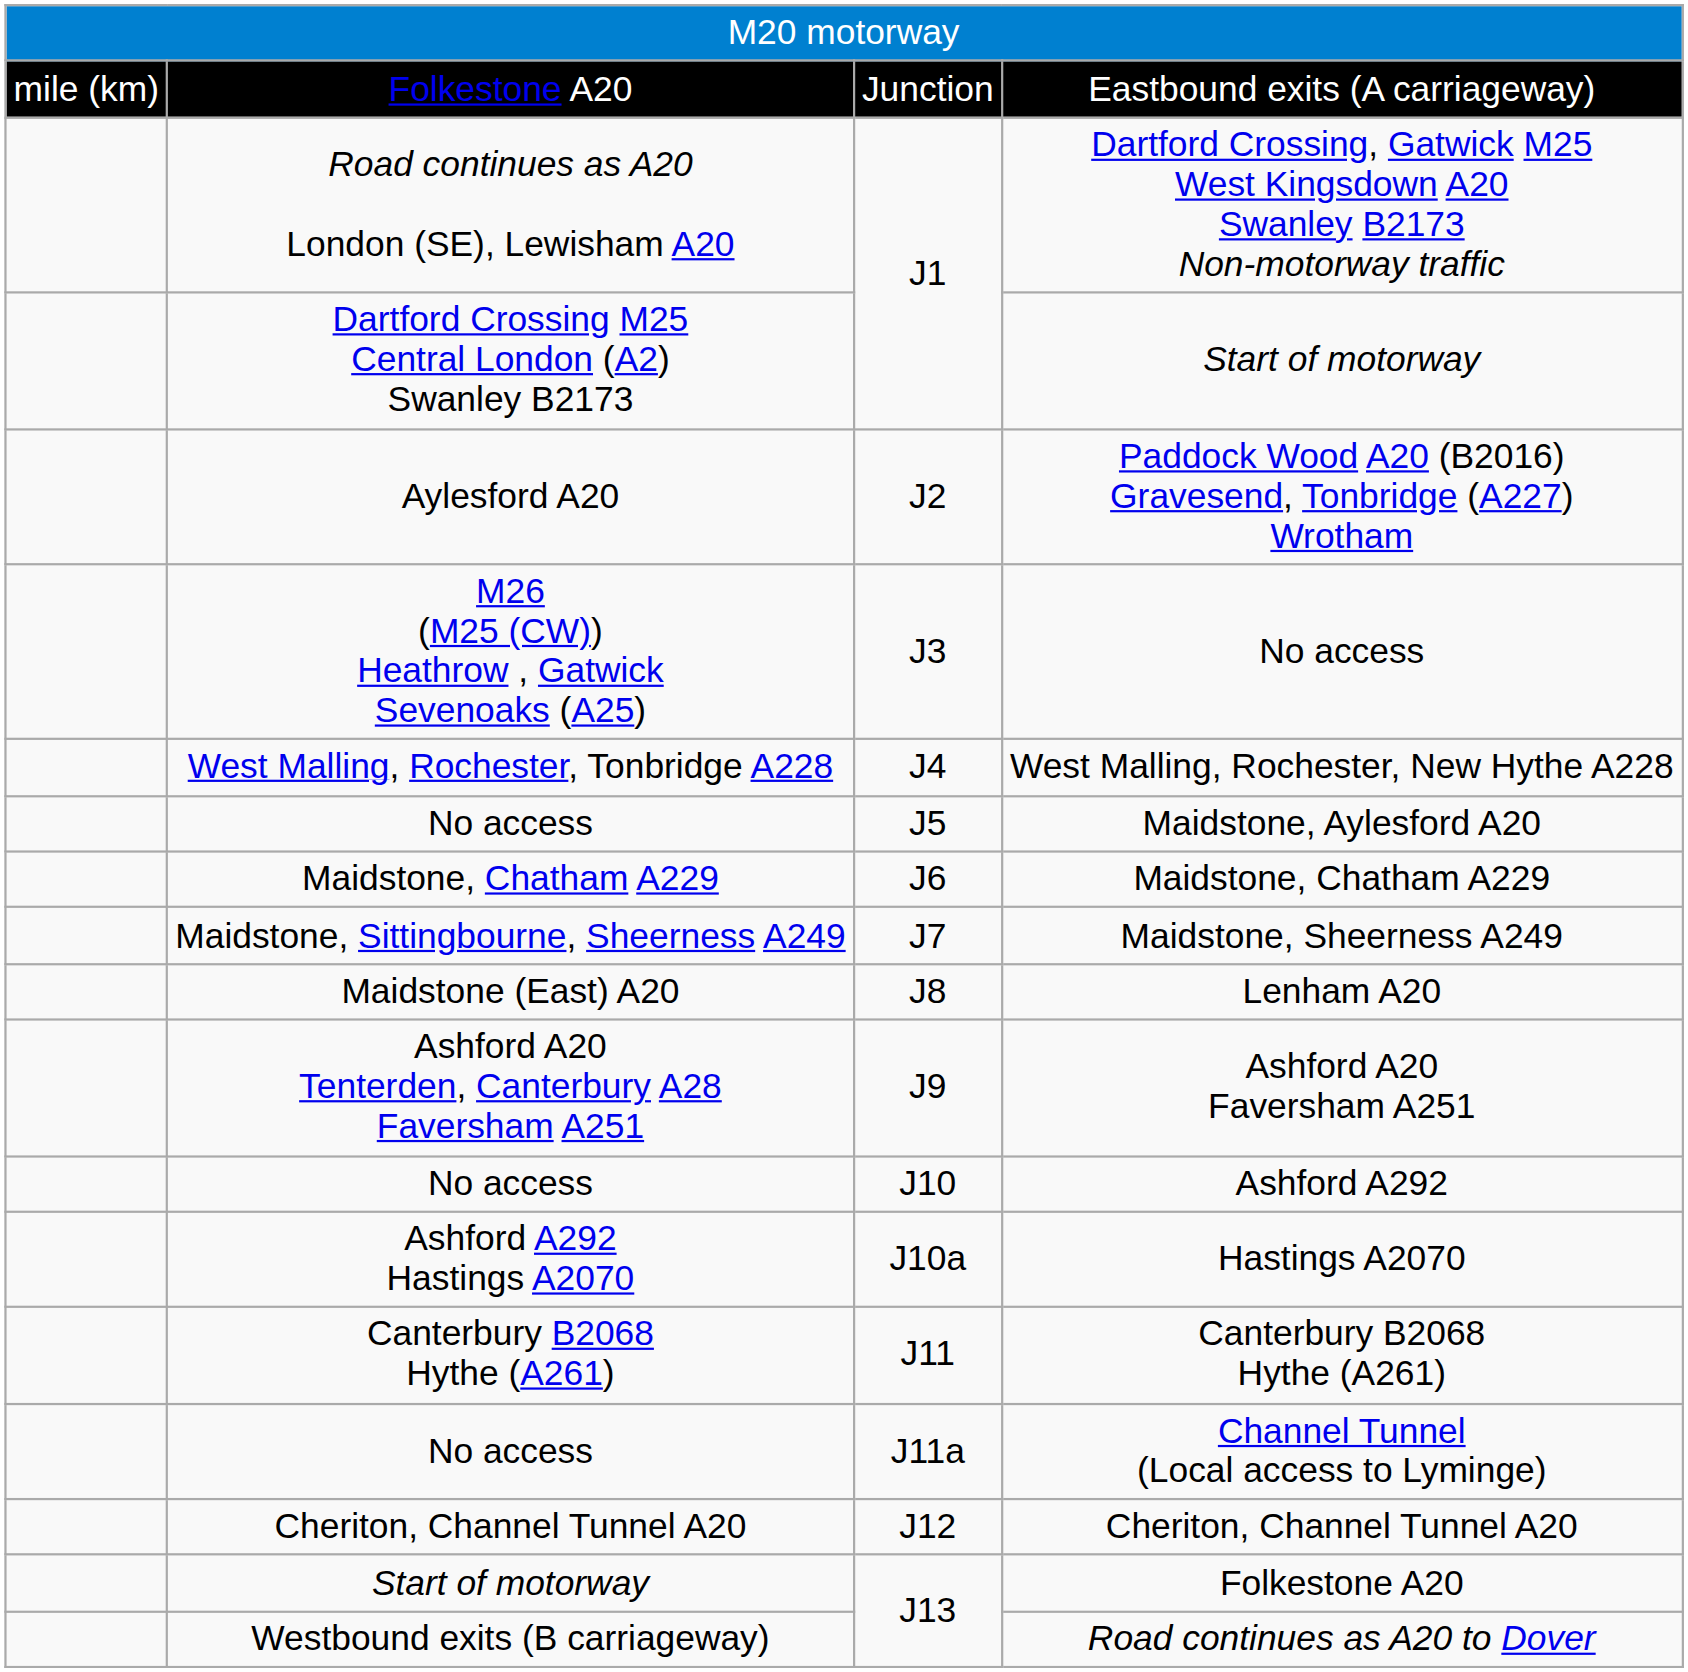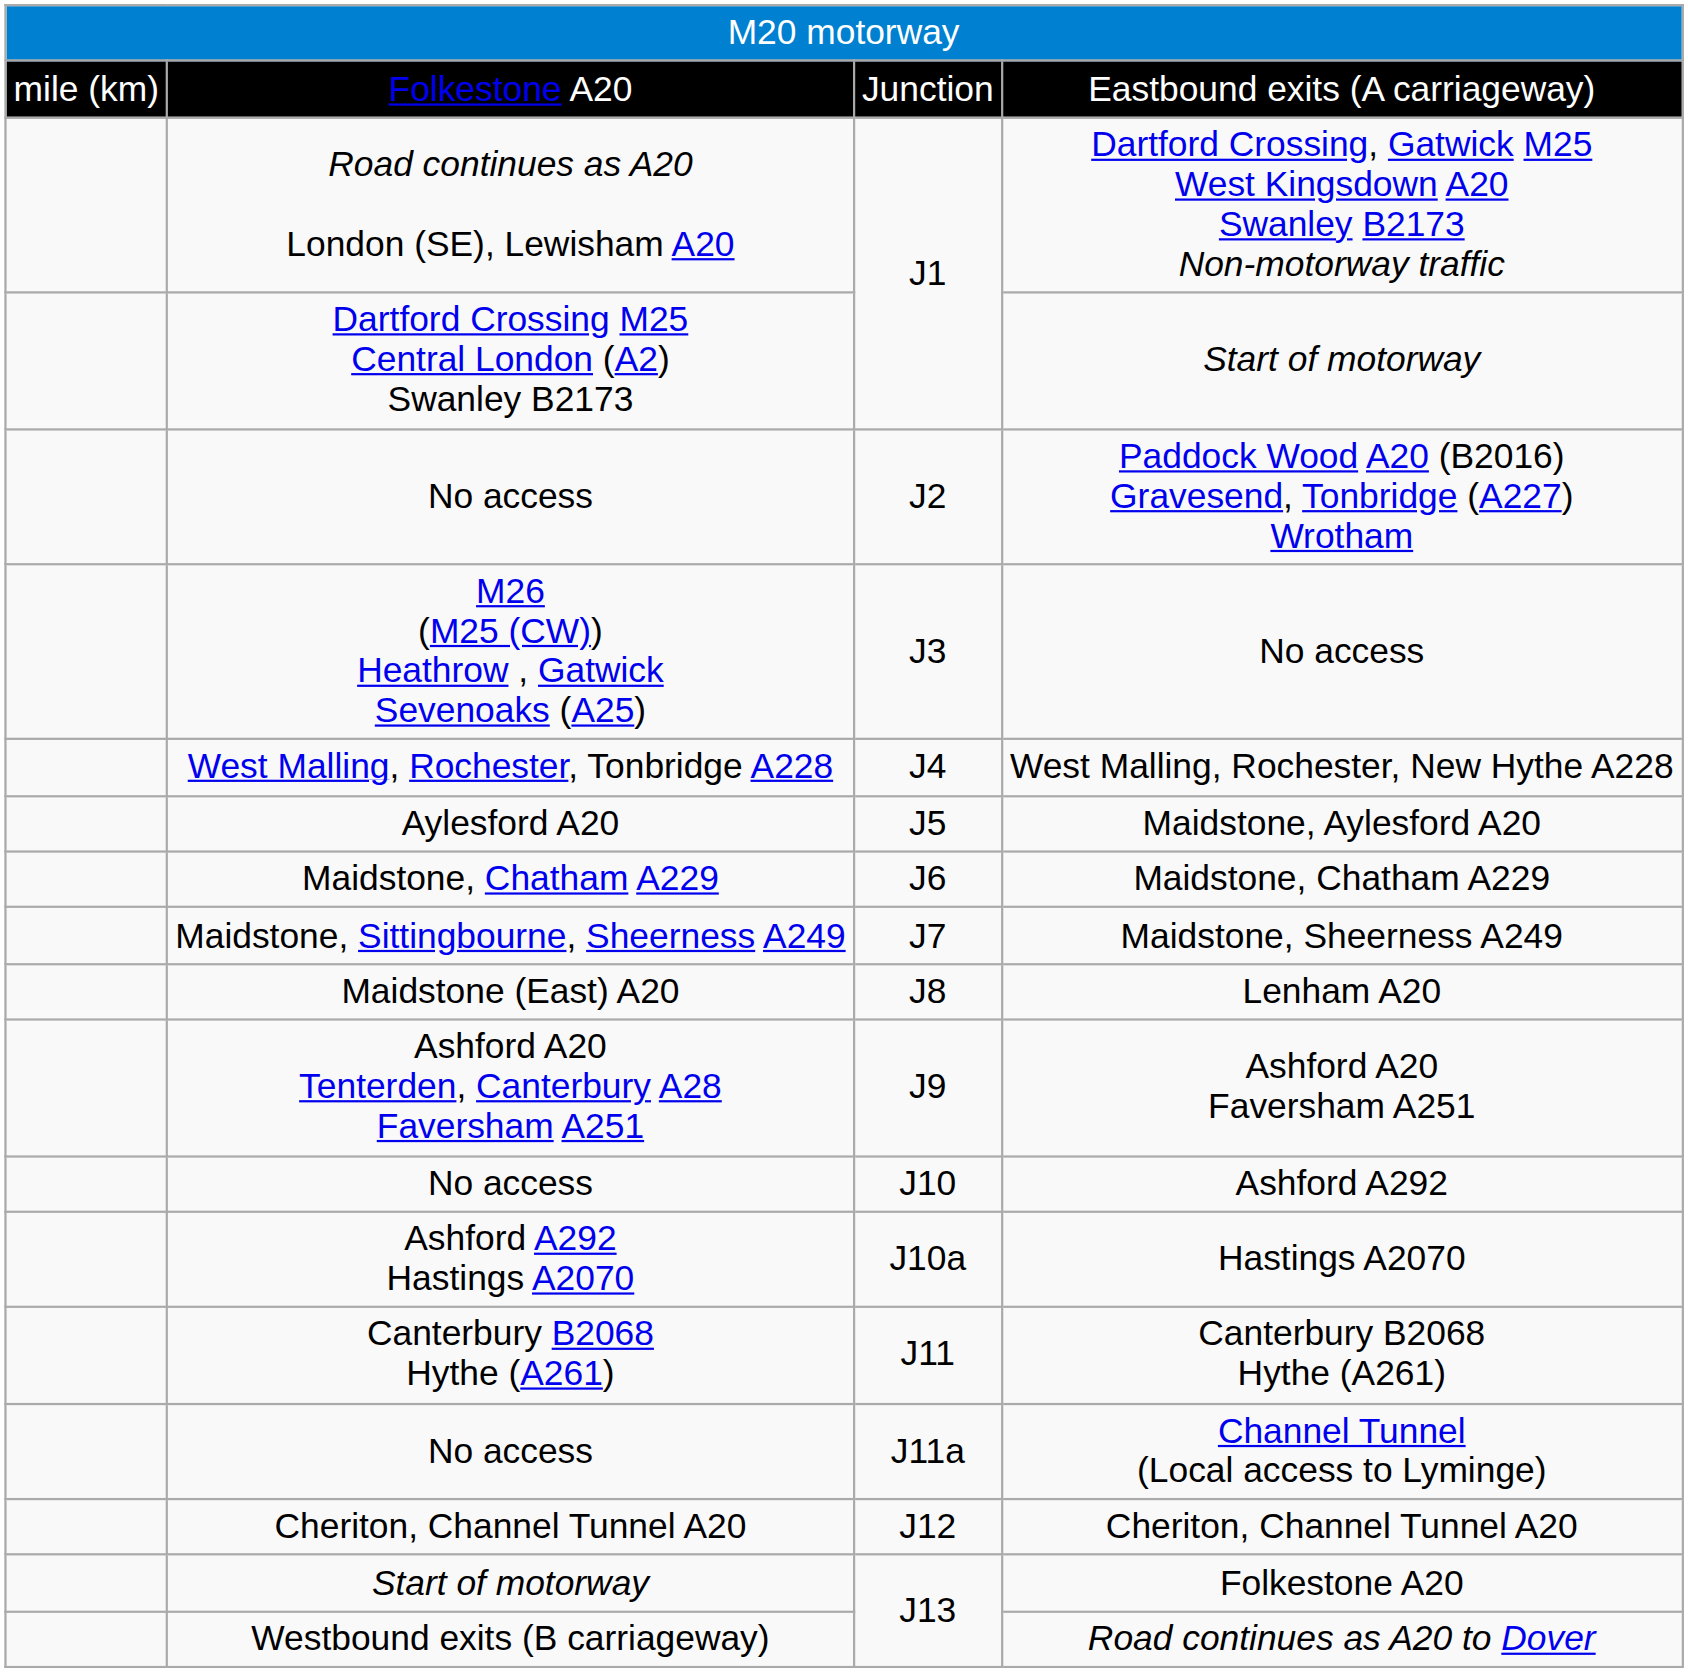(510, 495) Aylesford A20 -> (510, 495) No access
(510, 822) No access -> (510, 822) Aylesford A20
